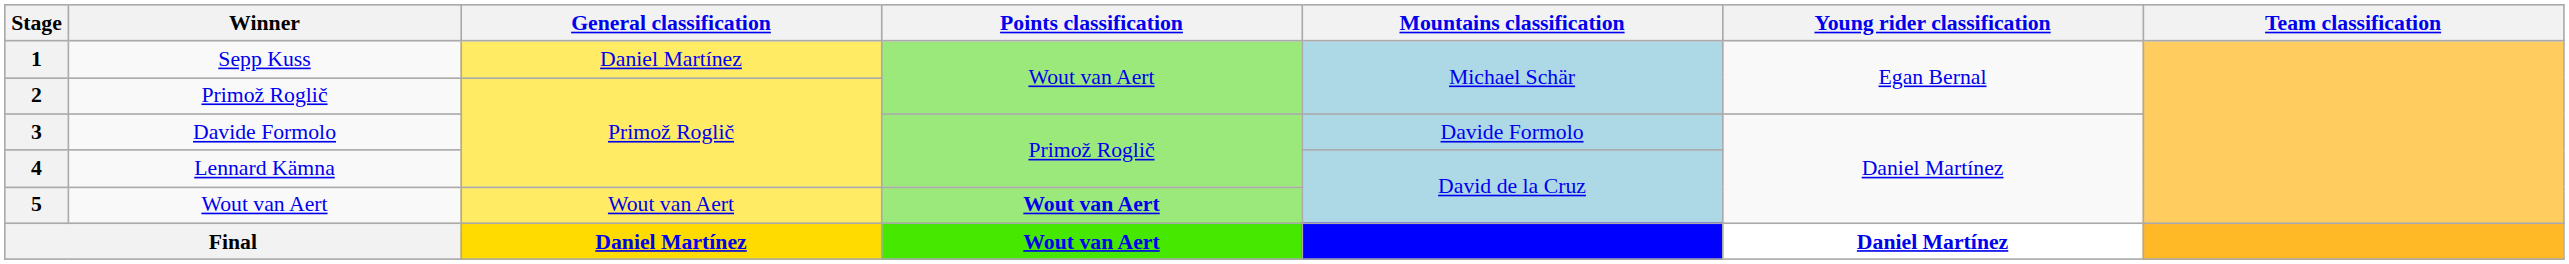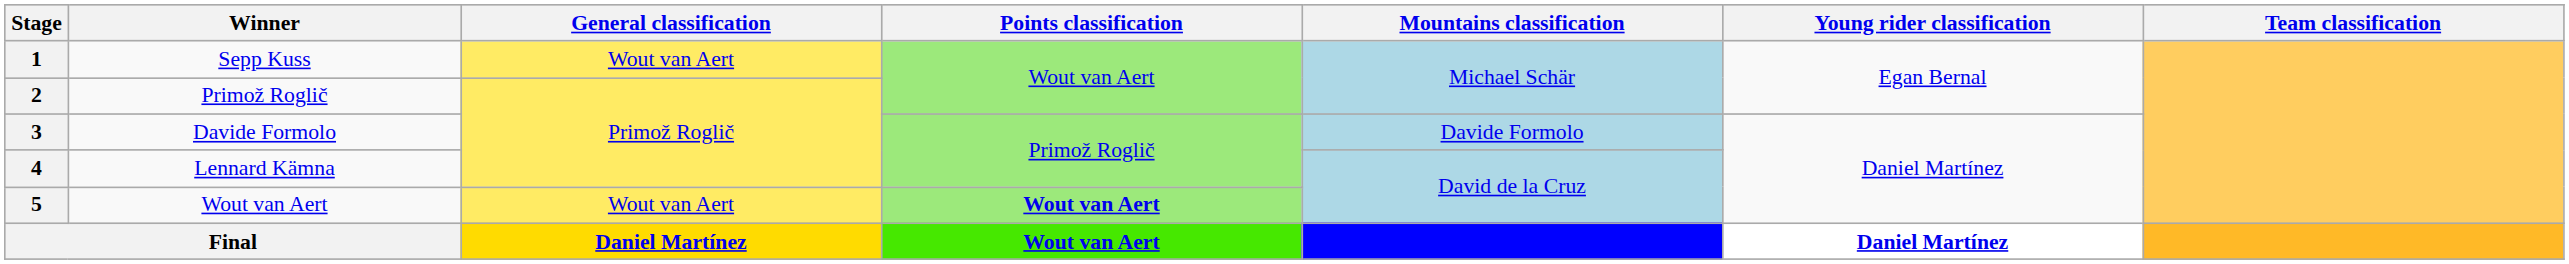(671, 59) Daniel Martínez -> (671, 59) Wout van Aert
